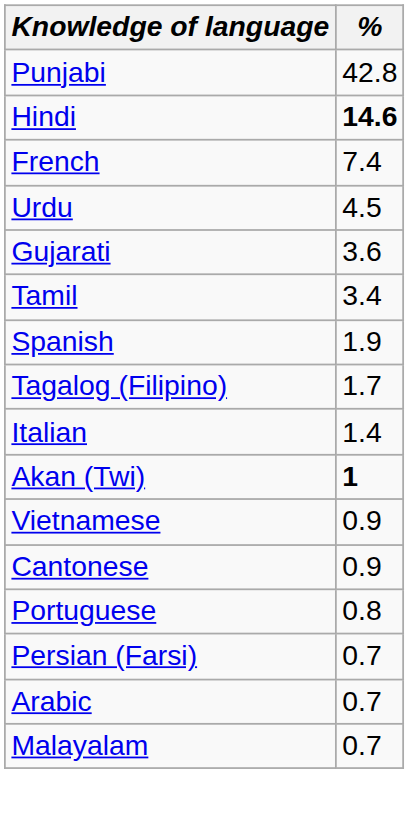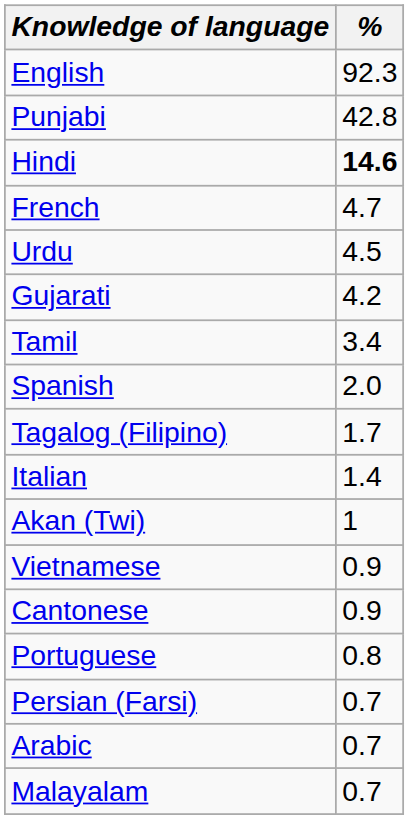+ row: (58, 72)
(362, 162) 7.4 -> (362, 206) 4.7
(362, 251) 3.6 -> (362, 296) 4.2
(362, 341) 1.9 -> (362, 386) 2.0
(350, 476) bold -> (350, 521) normal
